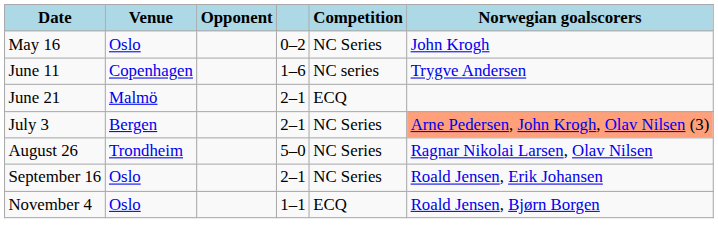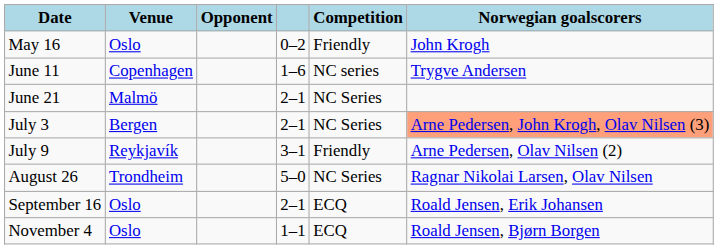(348, 44) NC Series -> (342, 44) Friendly
(330, 97) ECQ -> (348, 97) NC Series
+ row: (29, 151)
(348, 177) NC Series -> (330, 204) ECQ
